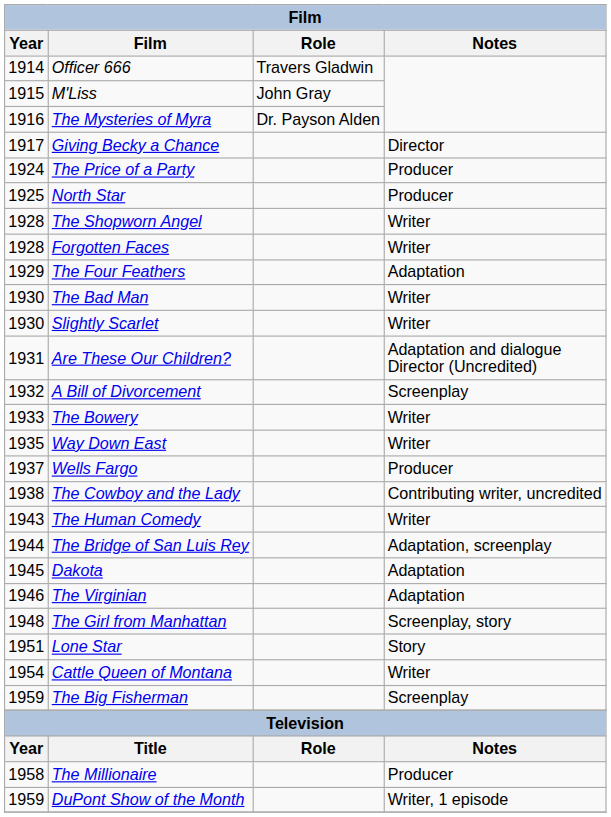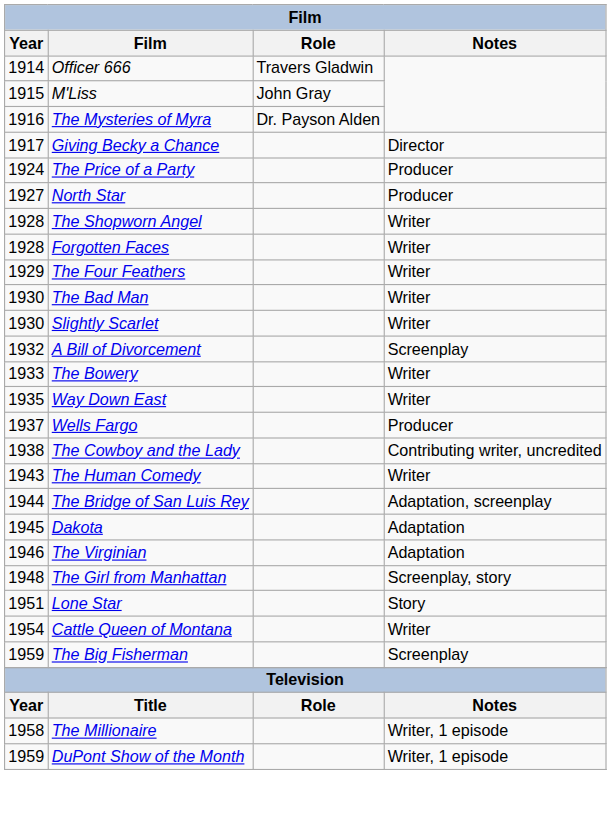(26, 196) 1925 -> (26, 196) 1927
(426, 272) Adaptation -> (409, 272) Writer
- row: (141, 358)
(420, 775) Producer -> (448, 731) Writer, 1 episode
